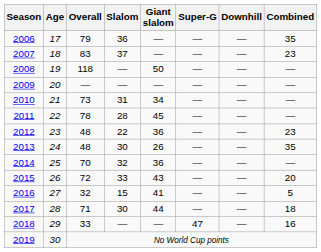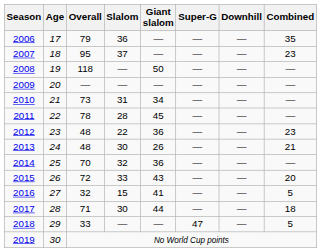(85, 54) 83 -> (85, 54) 95
(290, 147) 35 -> (290, 147) 21
(290, 224) 16 -> (290, 224) 5
